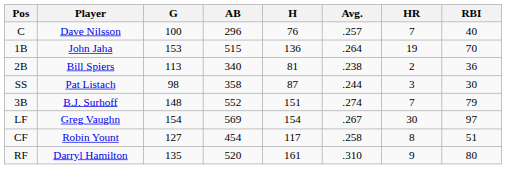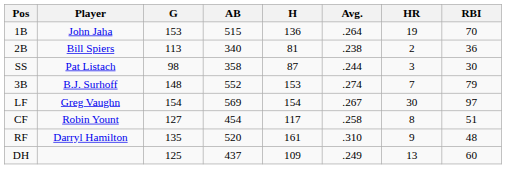- row: (21, 31)
(293, 102) 151 -> (293, 84) 153
(471, 155) 80 -> (471, 137) 48
+ row: (21, 155)
